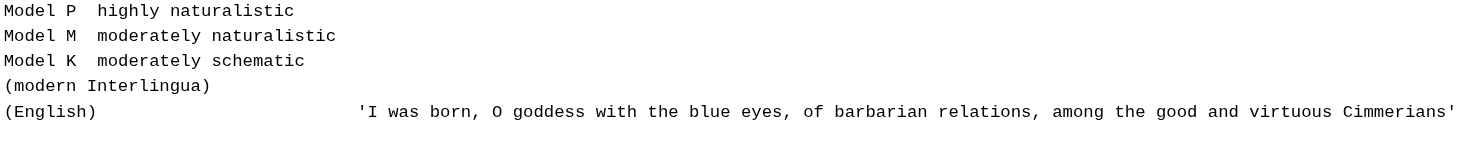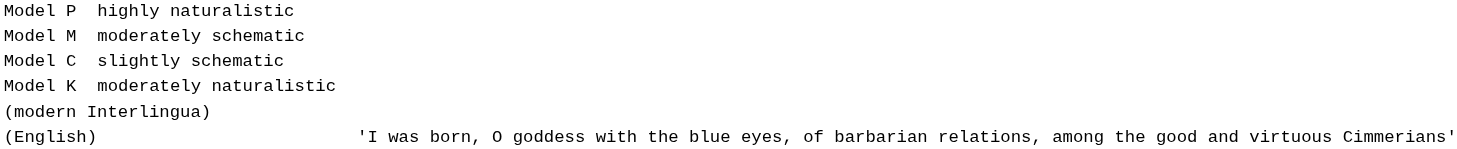(217, 36) moderately naturalistic -> (201, 36) moderately schematic
+ row: (40, 62)
(201, 62) moderately schematic -> (217, 87) moderately naturalistic
